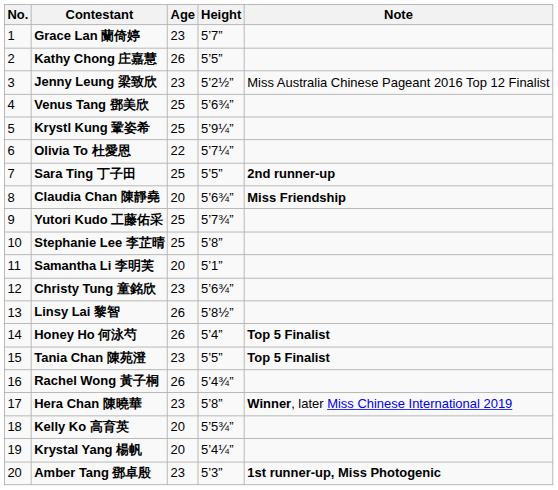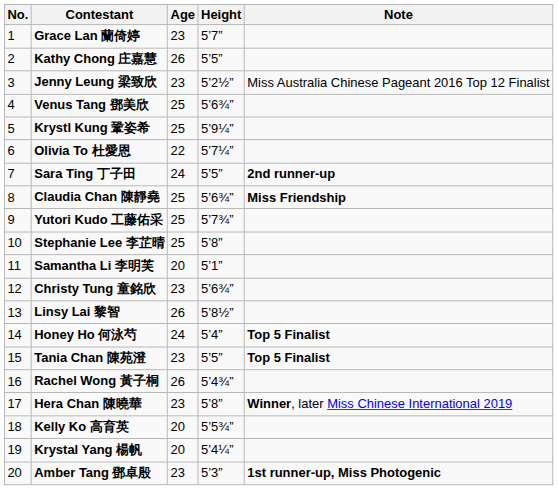(178, 174) 25 -> (178, 174) 24
(178, 197) 20 -> (178, 197) 25
(178, 335) 26 -> (178, 335) 24
